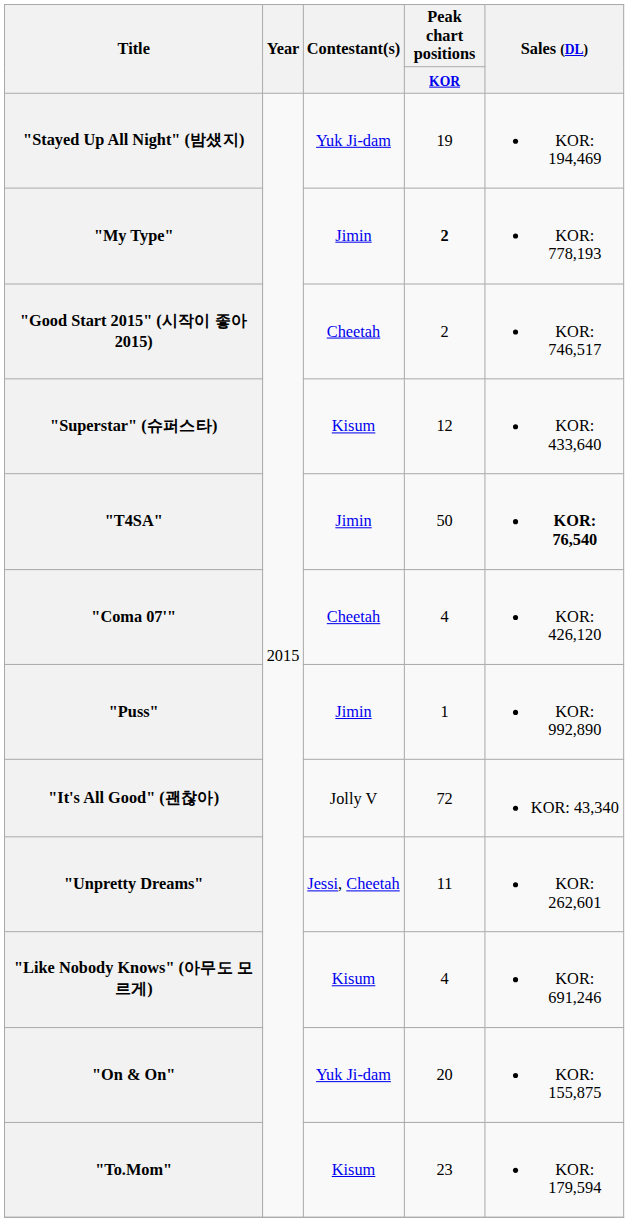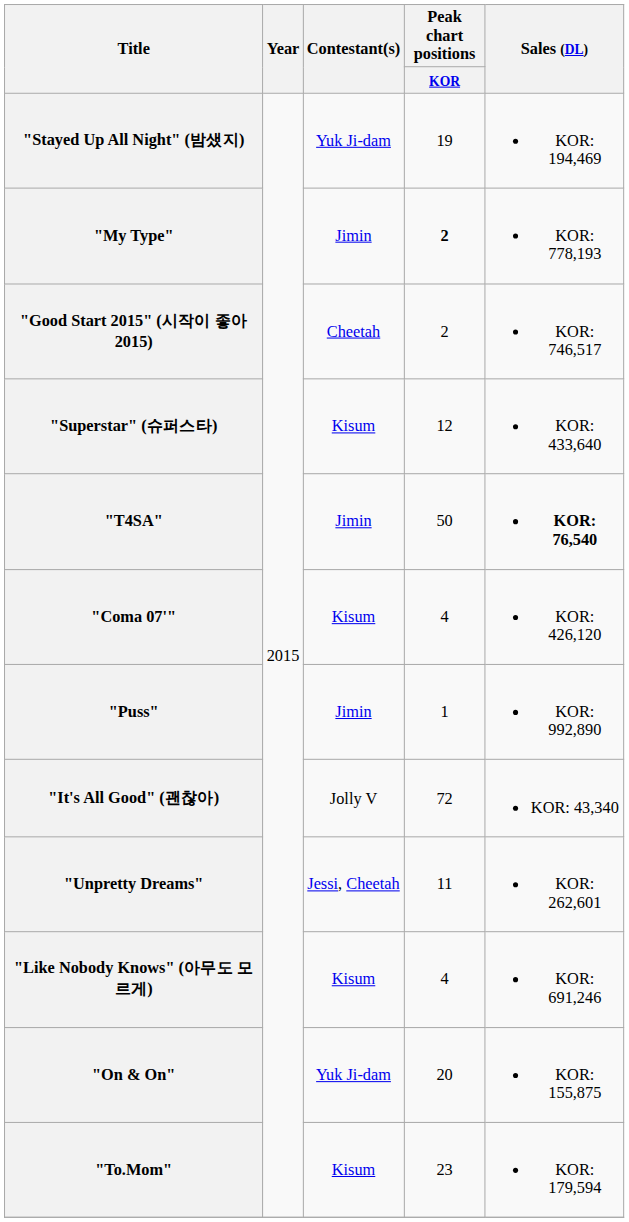(354, 616) Cheetah -> (354, 616) Kisum
